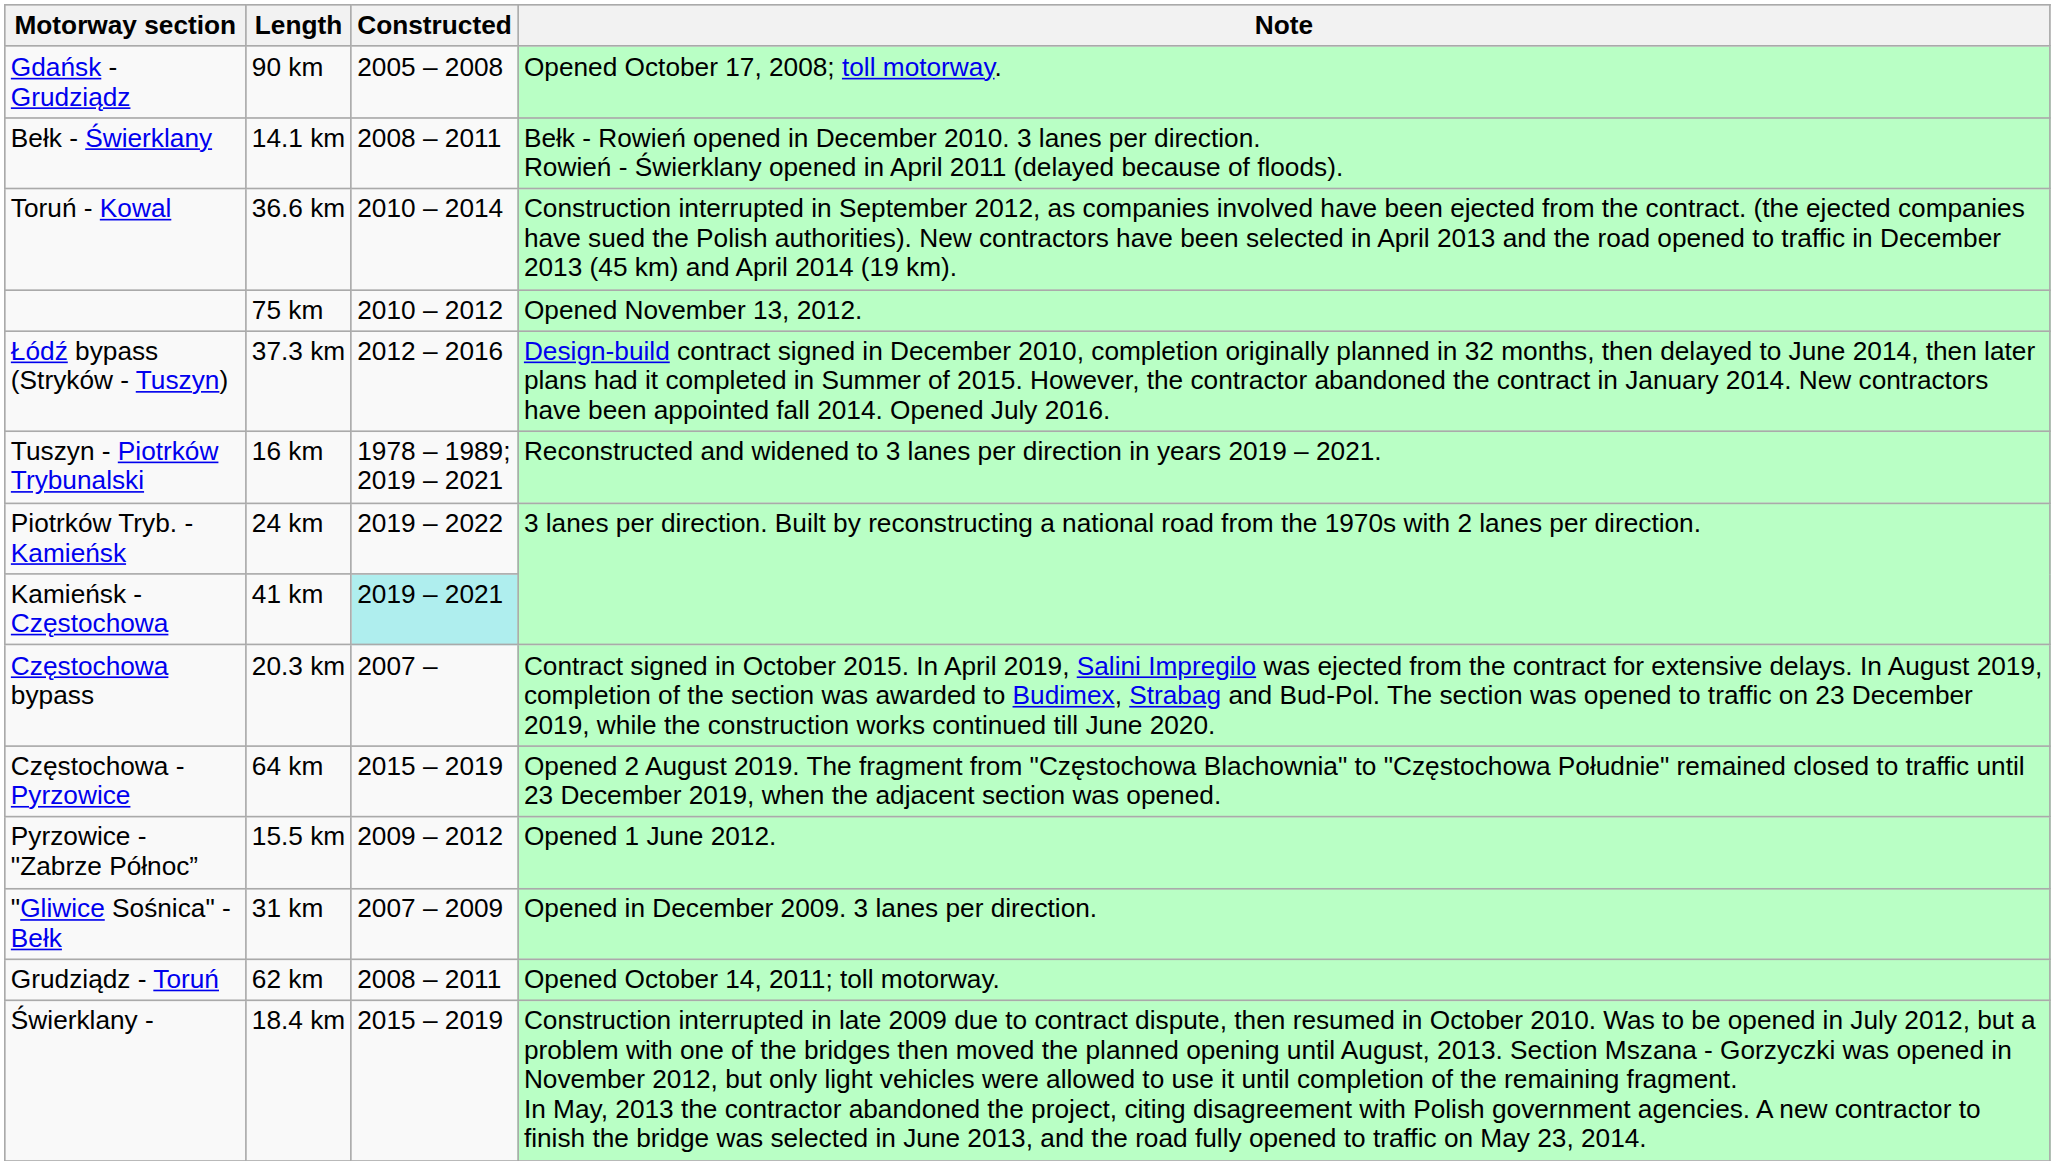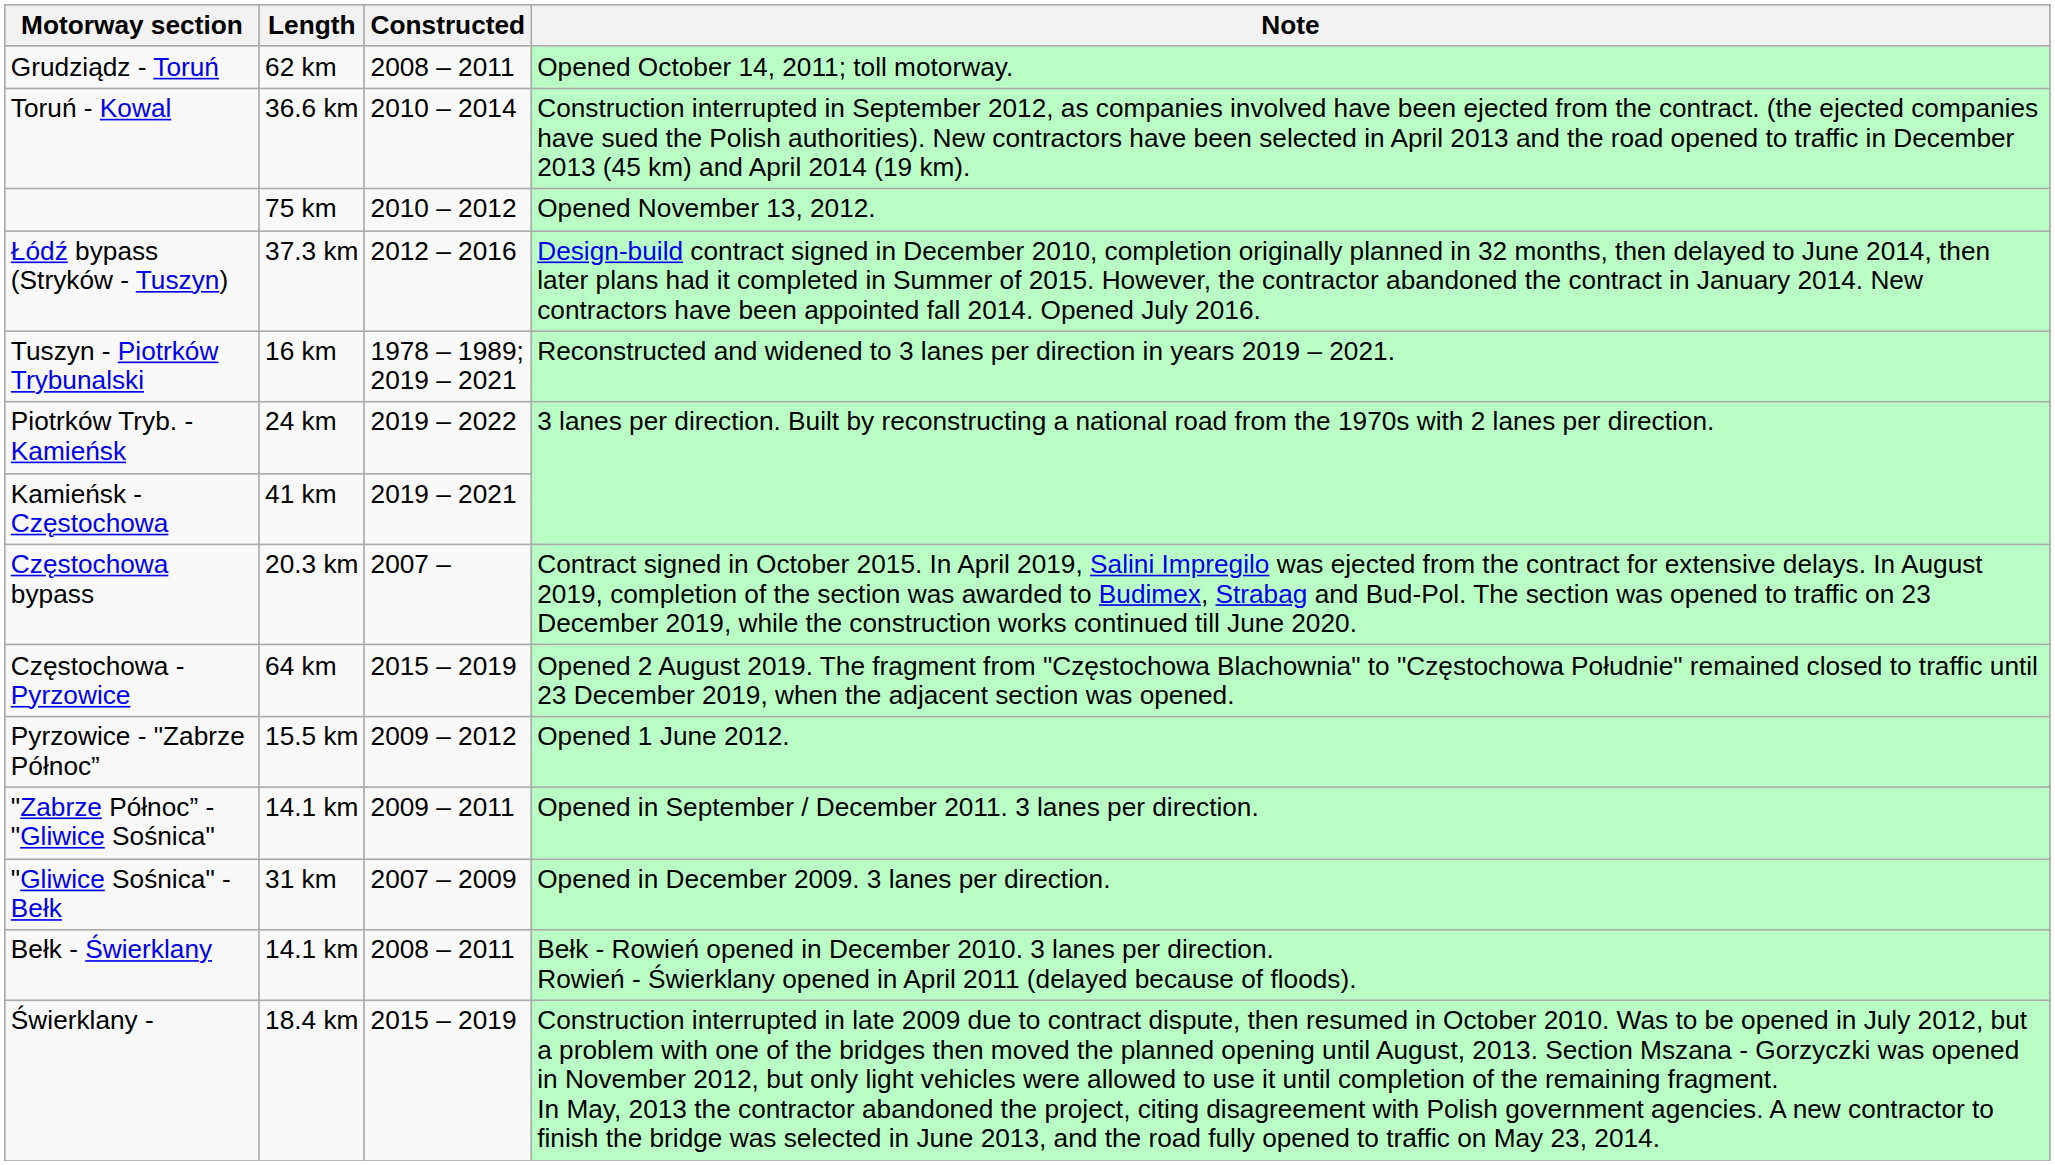- row: (71, 81)
rows swapped: (115, 979) <-> (111, 138)
(430, 594) paleturquoise background -> (444, 493) no background
+ row: (113, 822)
